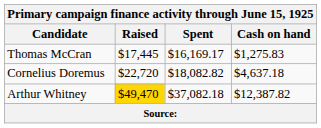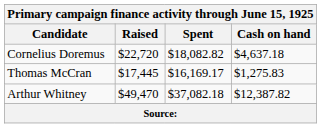rows swapped: (56, 73) <-> (49, 53)
(138, 93) gold background -> (138, 93) no background
